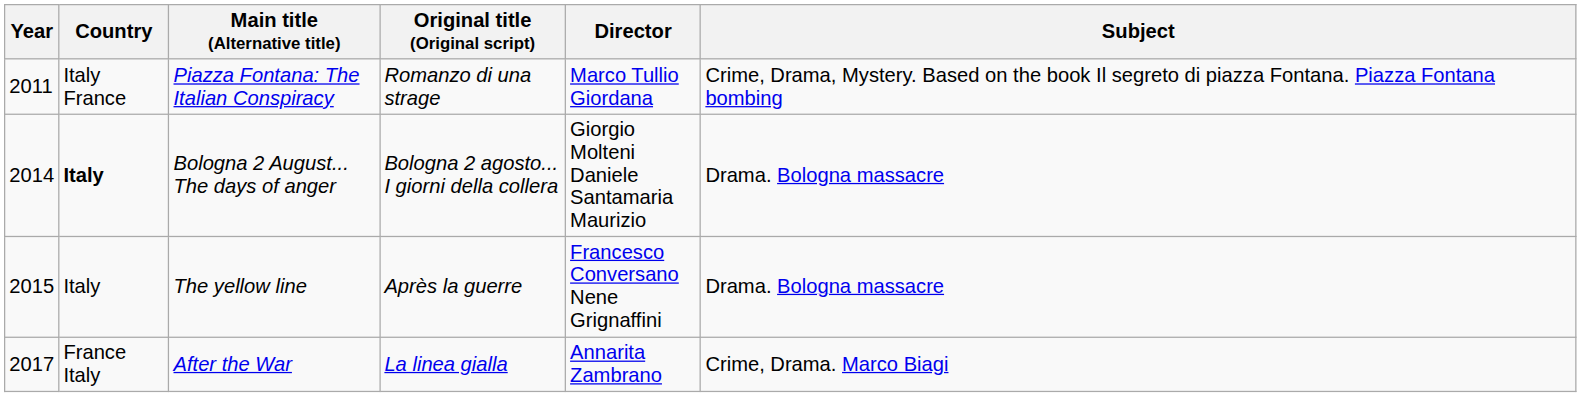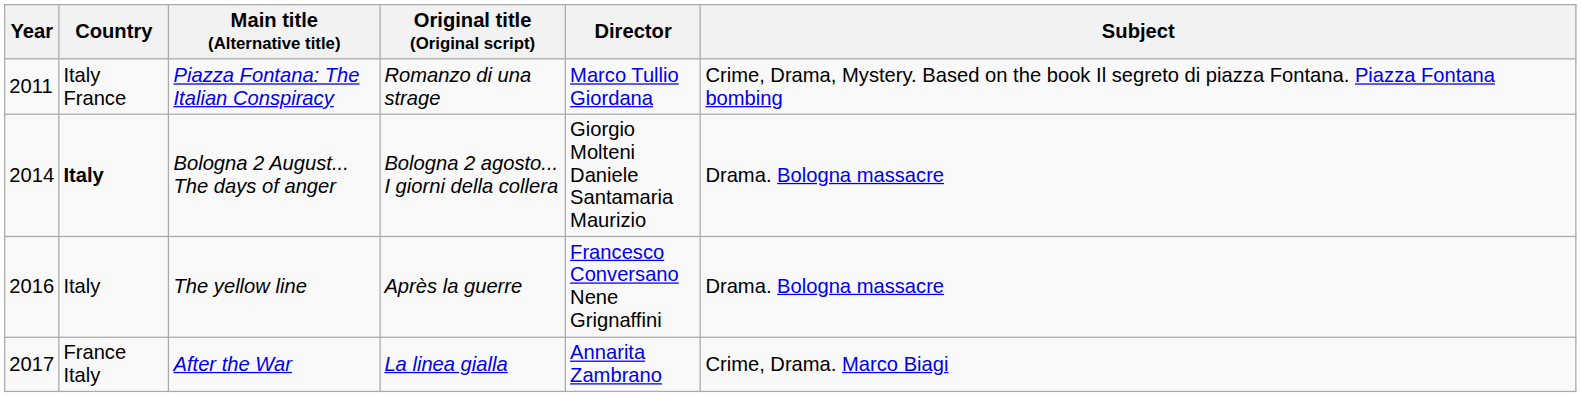(32, 286) 2015 -> (32, 286) 2016
